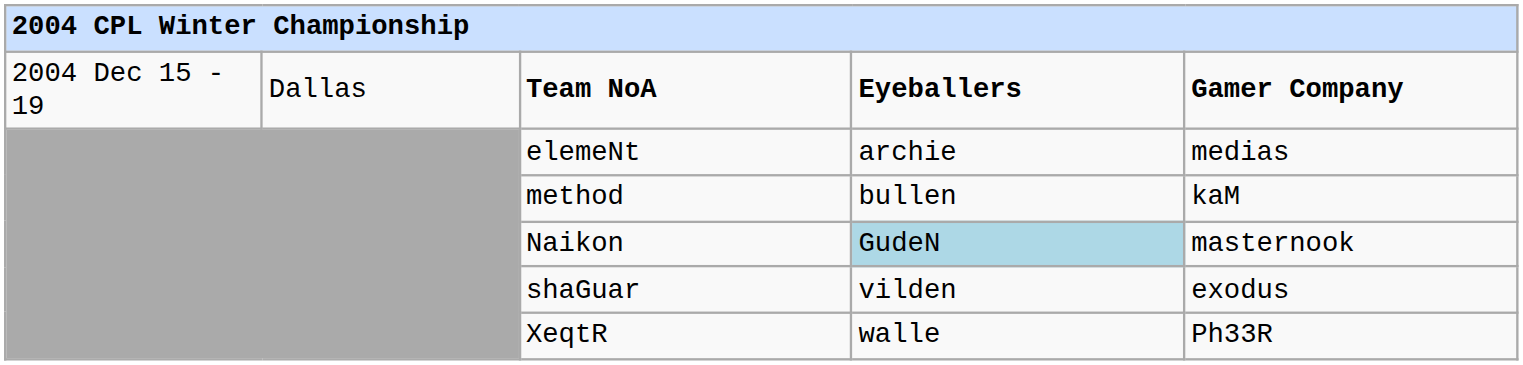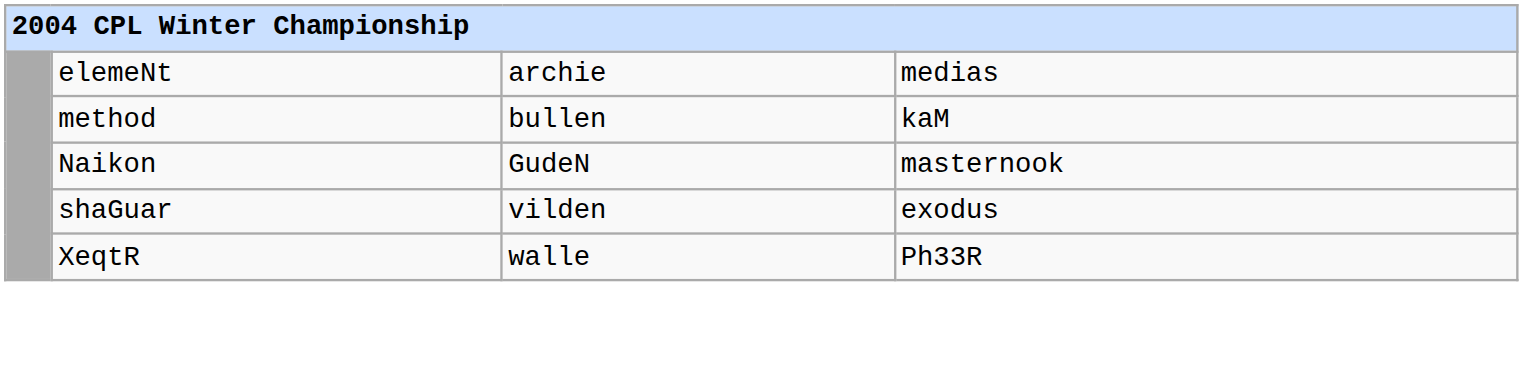- row: (591, 90)
(899, 244) lightblue background -> (549, 165) no background
